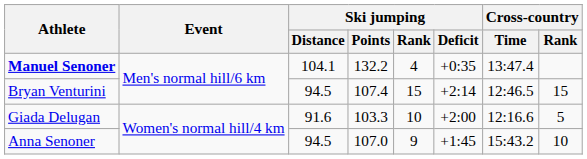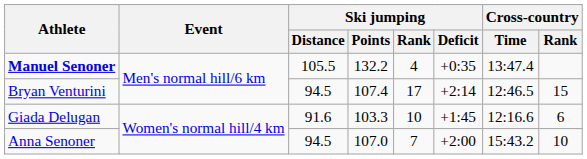(318, 66) 104.1 -> (318, 66) 105.5
(414, 91) 15 -> (414, 91) 17
(458, 116) +2:00 -> (458, 116) +1:45
(560, 116) 5 -> (560, 116) 6
(414, 141) 9 -> (414, 141) 7
(458, 141) +1:45 -> (458, 141) +2:00
